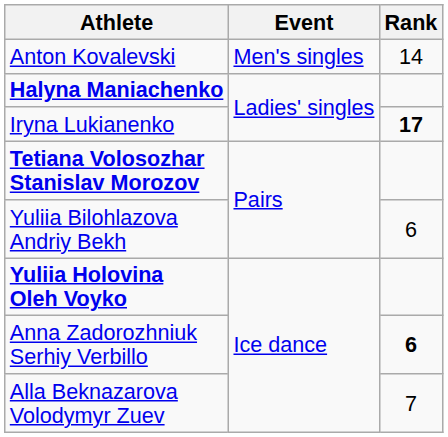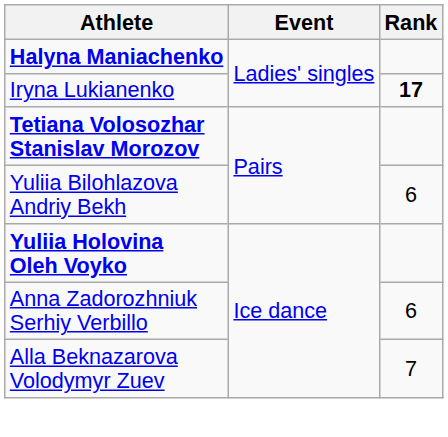- row: (93, 56)
(411, 345) bold -> (411, 311) normal
